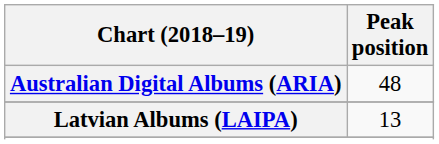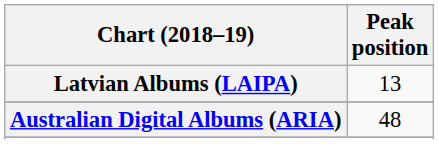rows swapped: (176, 83) <-> (176, 119)
